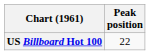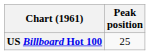(125, 41) 22 -> (125, 41) 25
